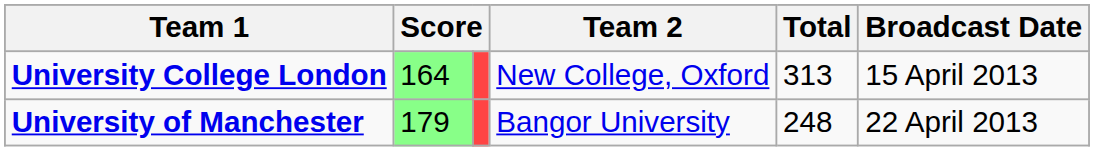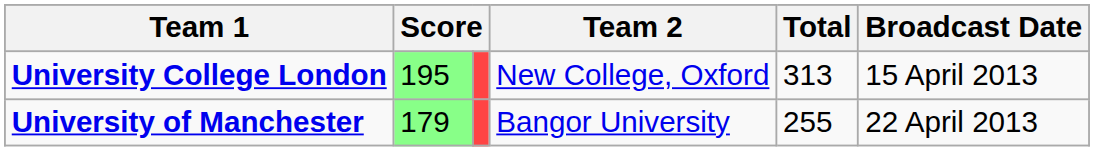(425, 74) 164 -> (425, 74) 195
(808, 121) 248 -> (808, 121) 255
